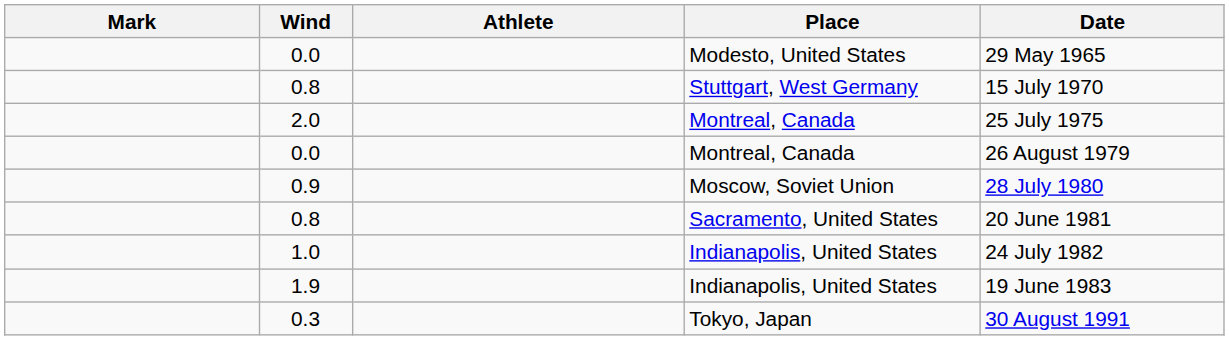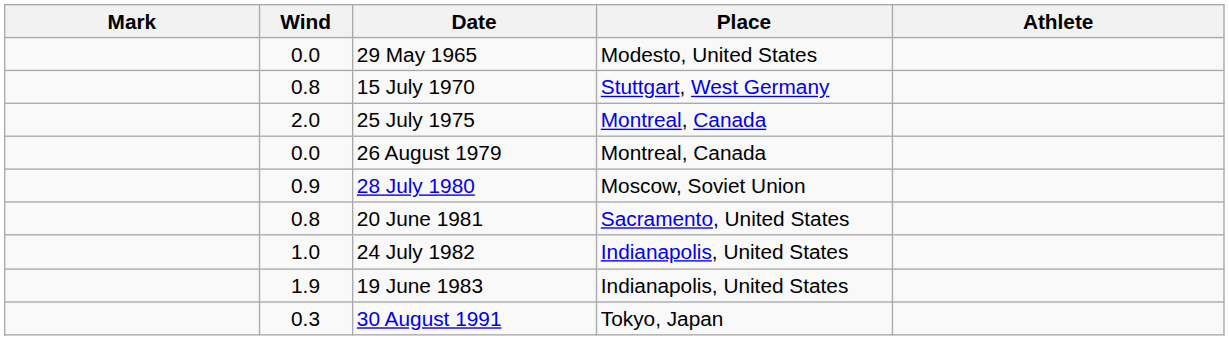columns swapped: (518, 21) <-> (1102, 21)
